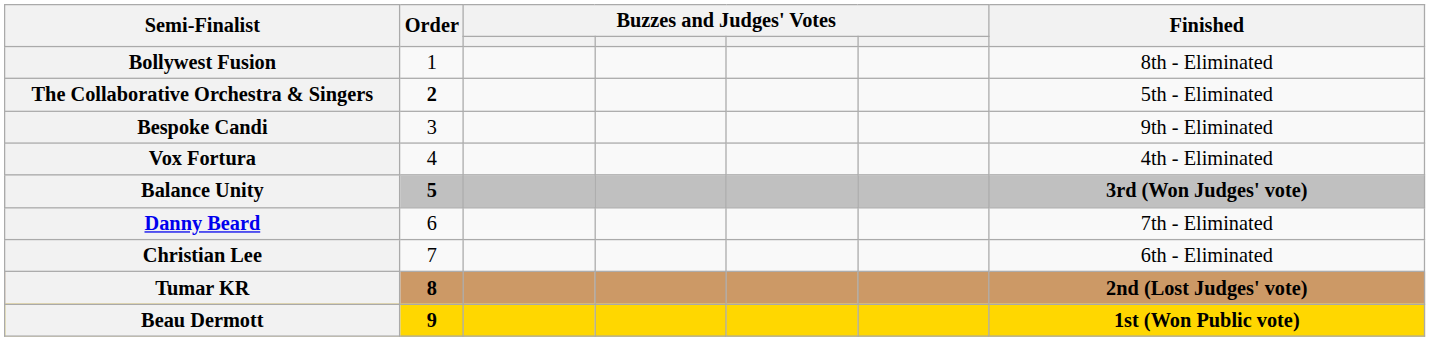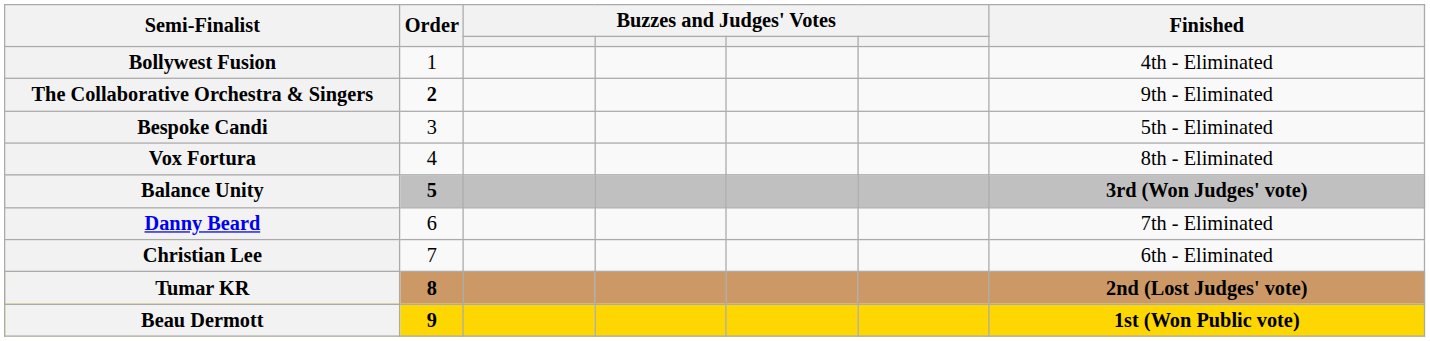(1207, 62) 8th - Eliminated -> (1207, 62) 4th - Eliminated
(1207, 94) 5th - Eliminated -> (1207, 94) 9th - Eliminated
(1207, 126) 9th - Eliminated -> (1207, 126) 5th - Eliminated
(1207, 158) 4th - Eliminated -> (1207, 158) 8th - Eliminated
